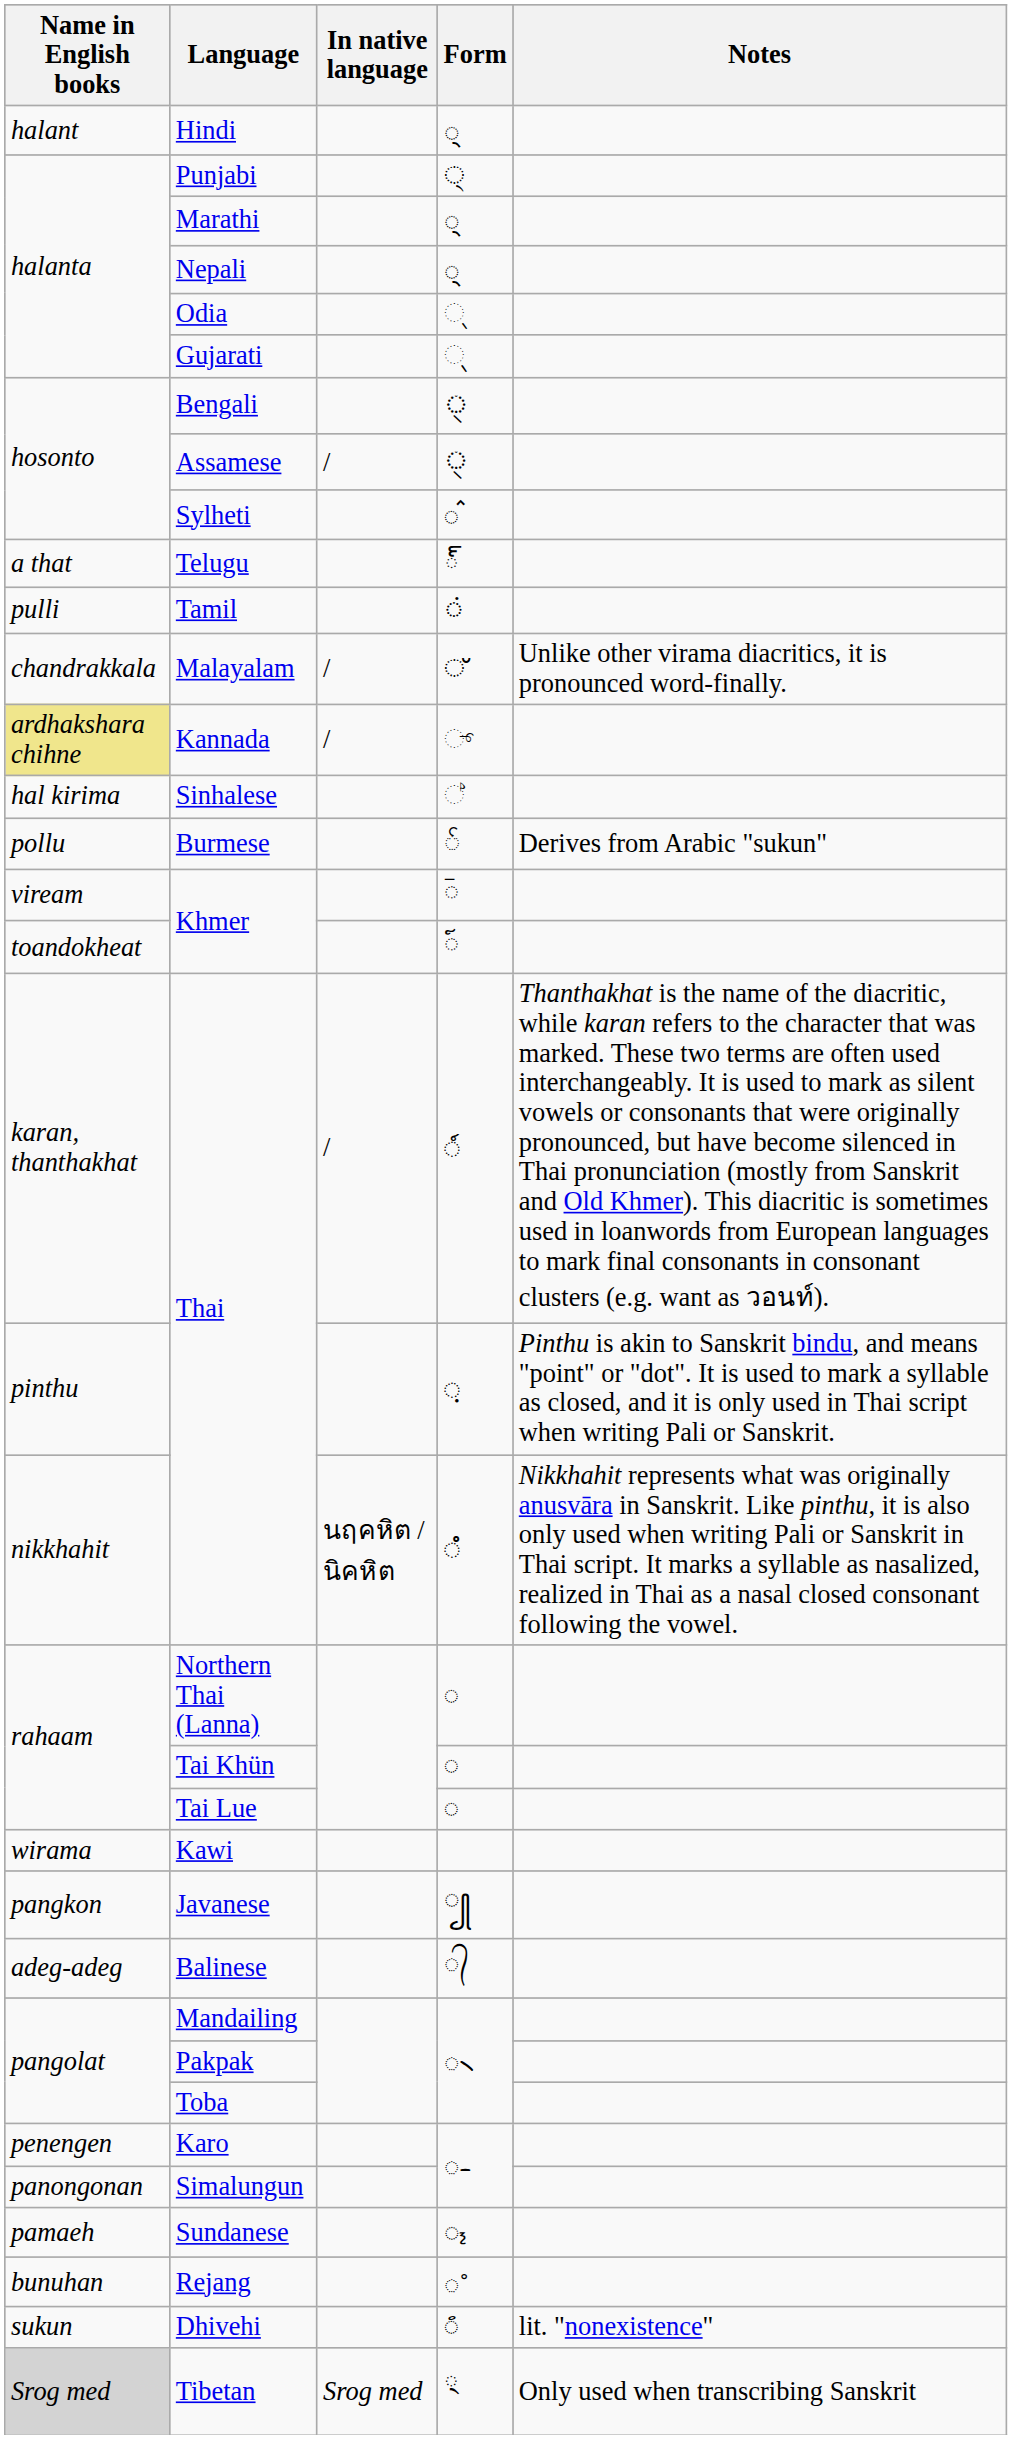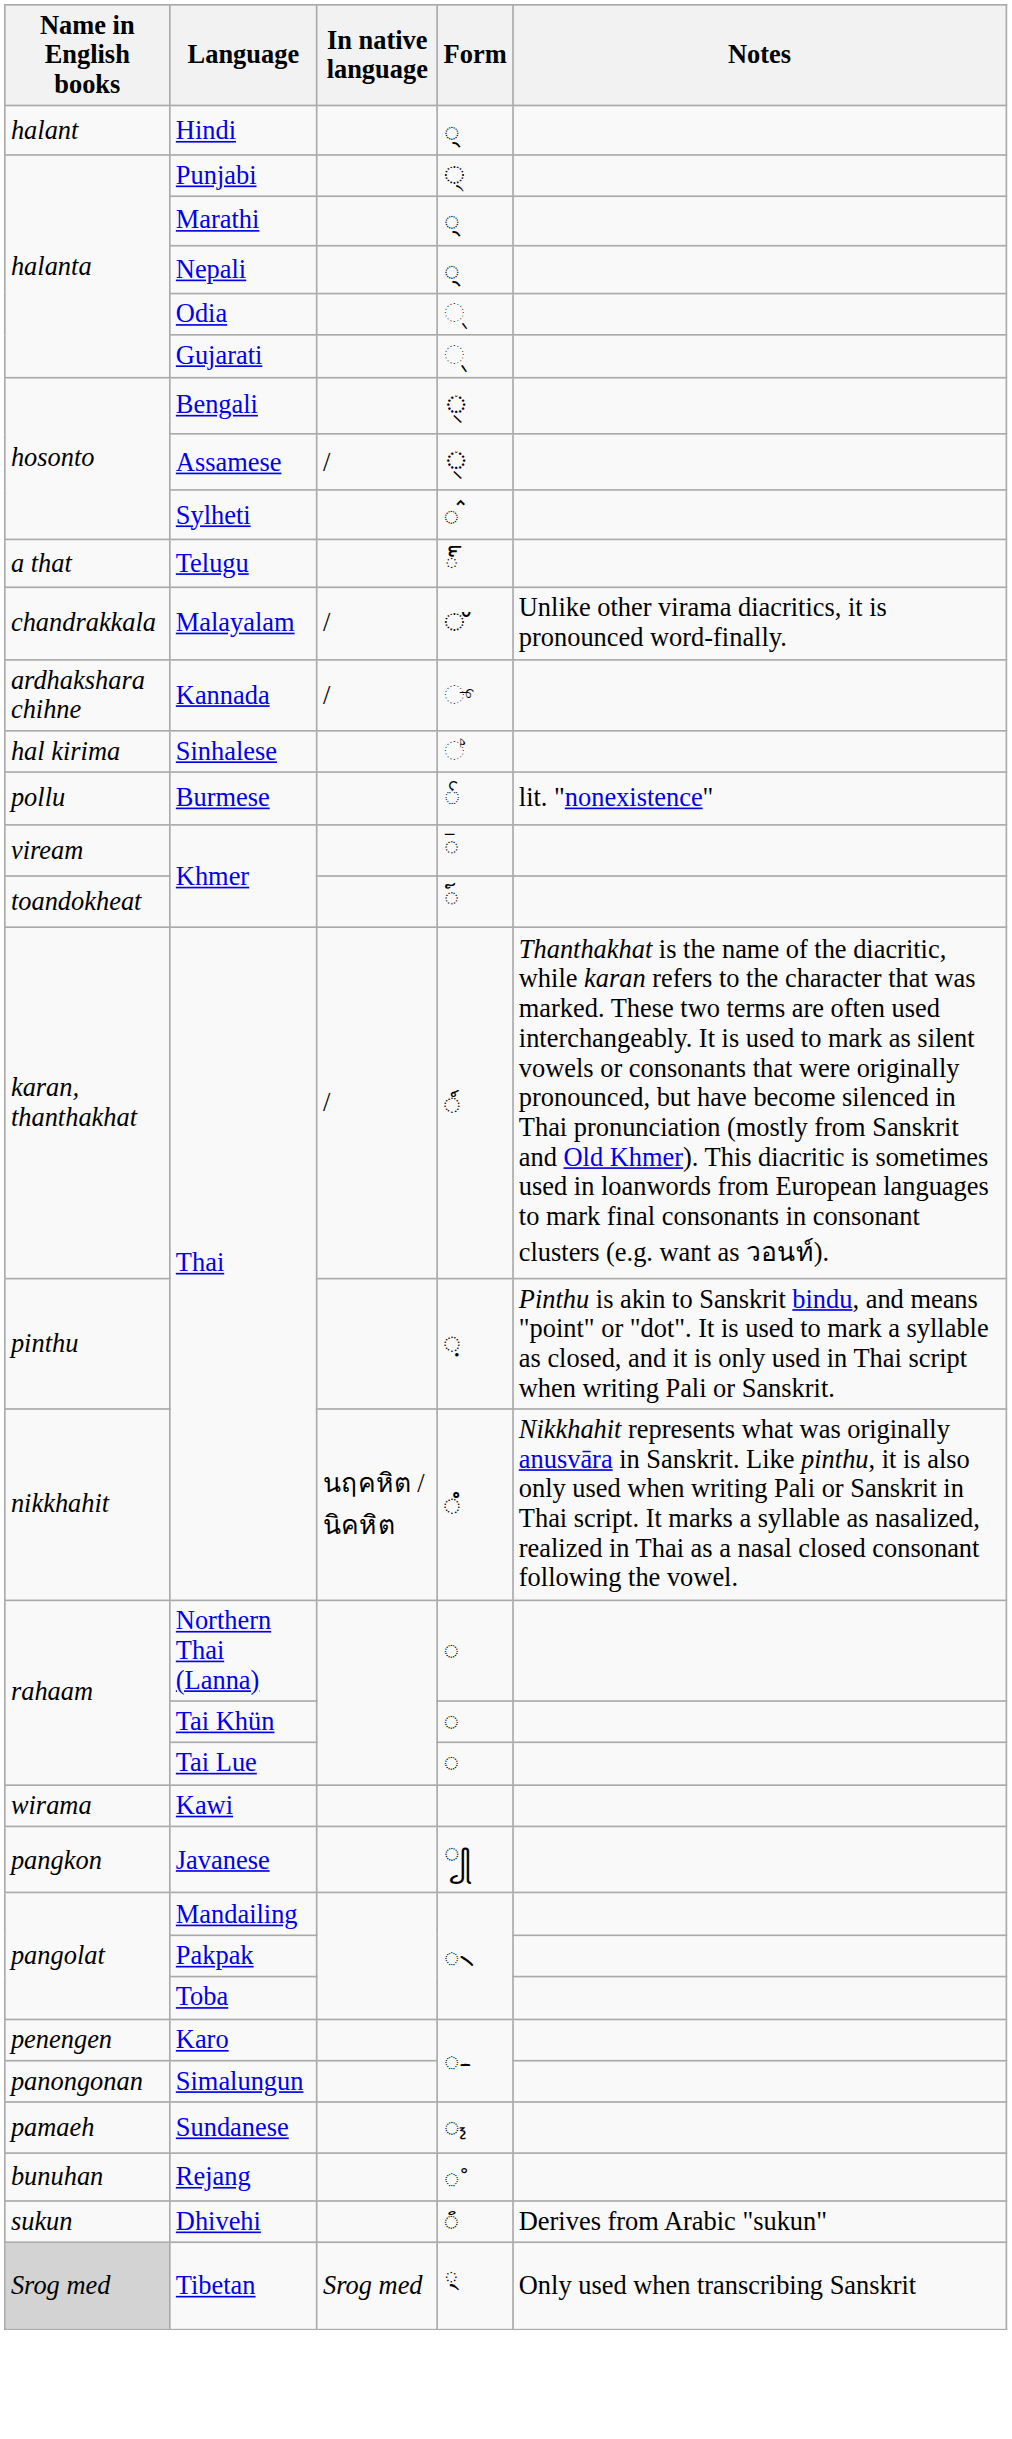- row: (206, 609)
(78, 739) khaki background -> (78, 694) no background
(673, 843) Derives from Arabic "sukun" -> (616, 798) lit. "nonexistence"
- row: (221, 1967)
(616, 2326) lit. "nonexistence" -> (673, 2221) Derives from Arabic "sukun"
